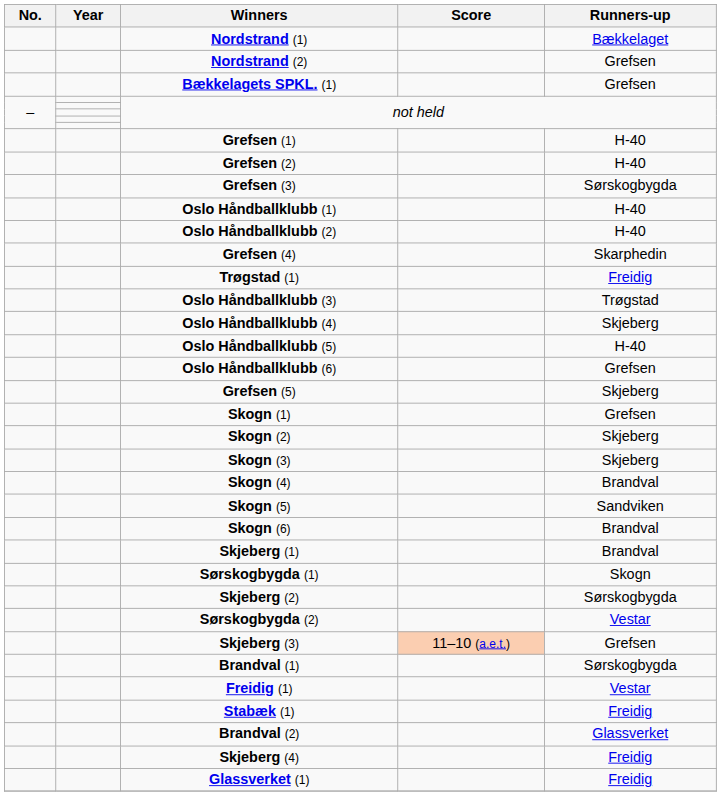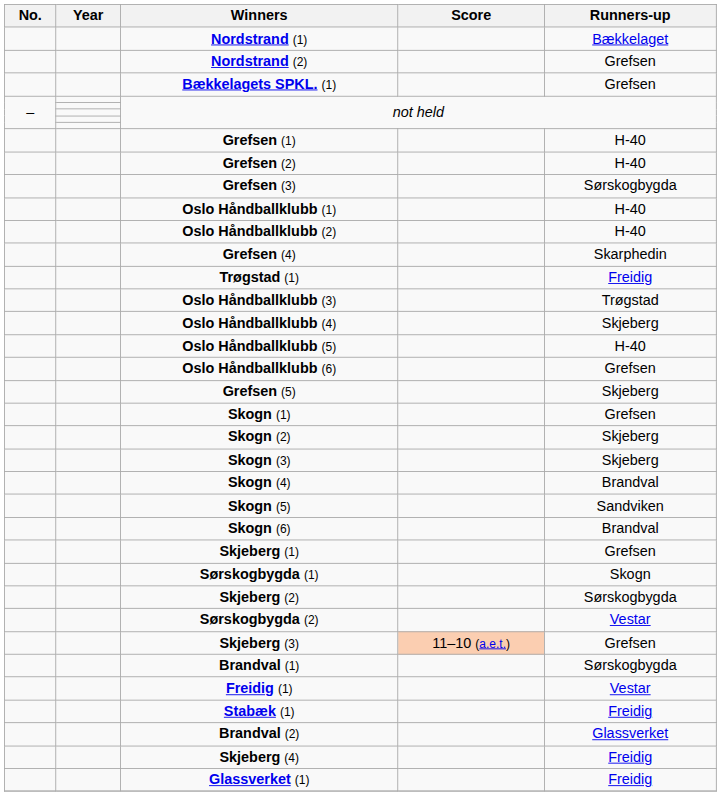(630, 551) Brandval -> (630, 551) Grefsen
